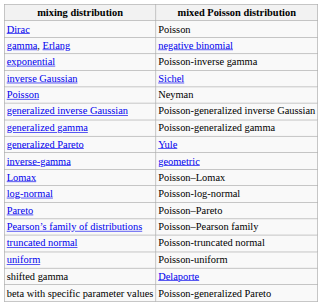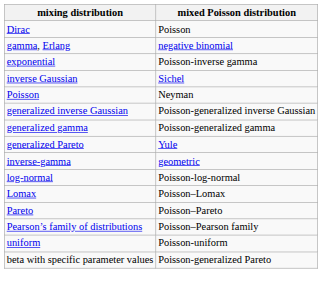rows swapped: (30, 194) <-> (21, 177)
- row: (42, 243)
- row: (37, 276)
